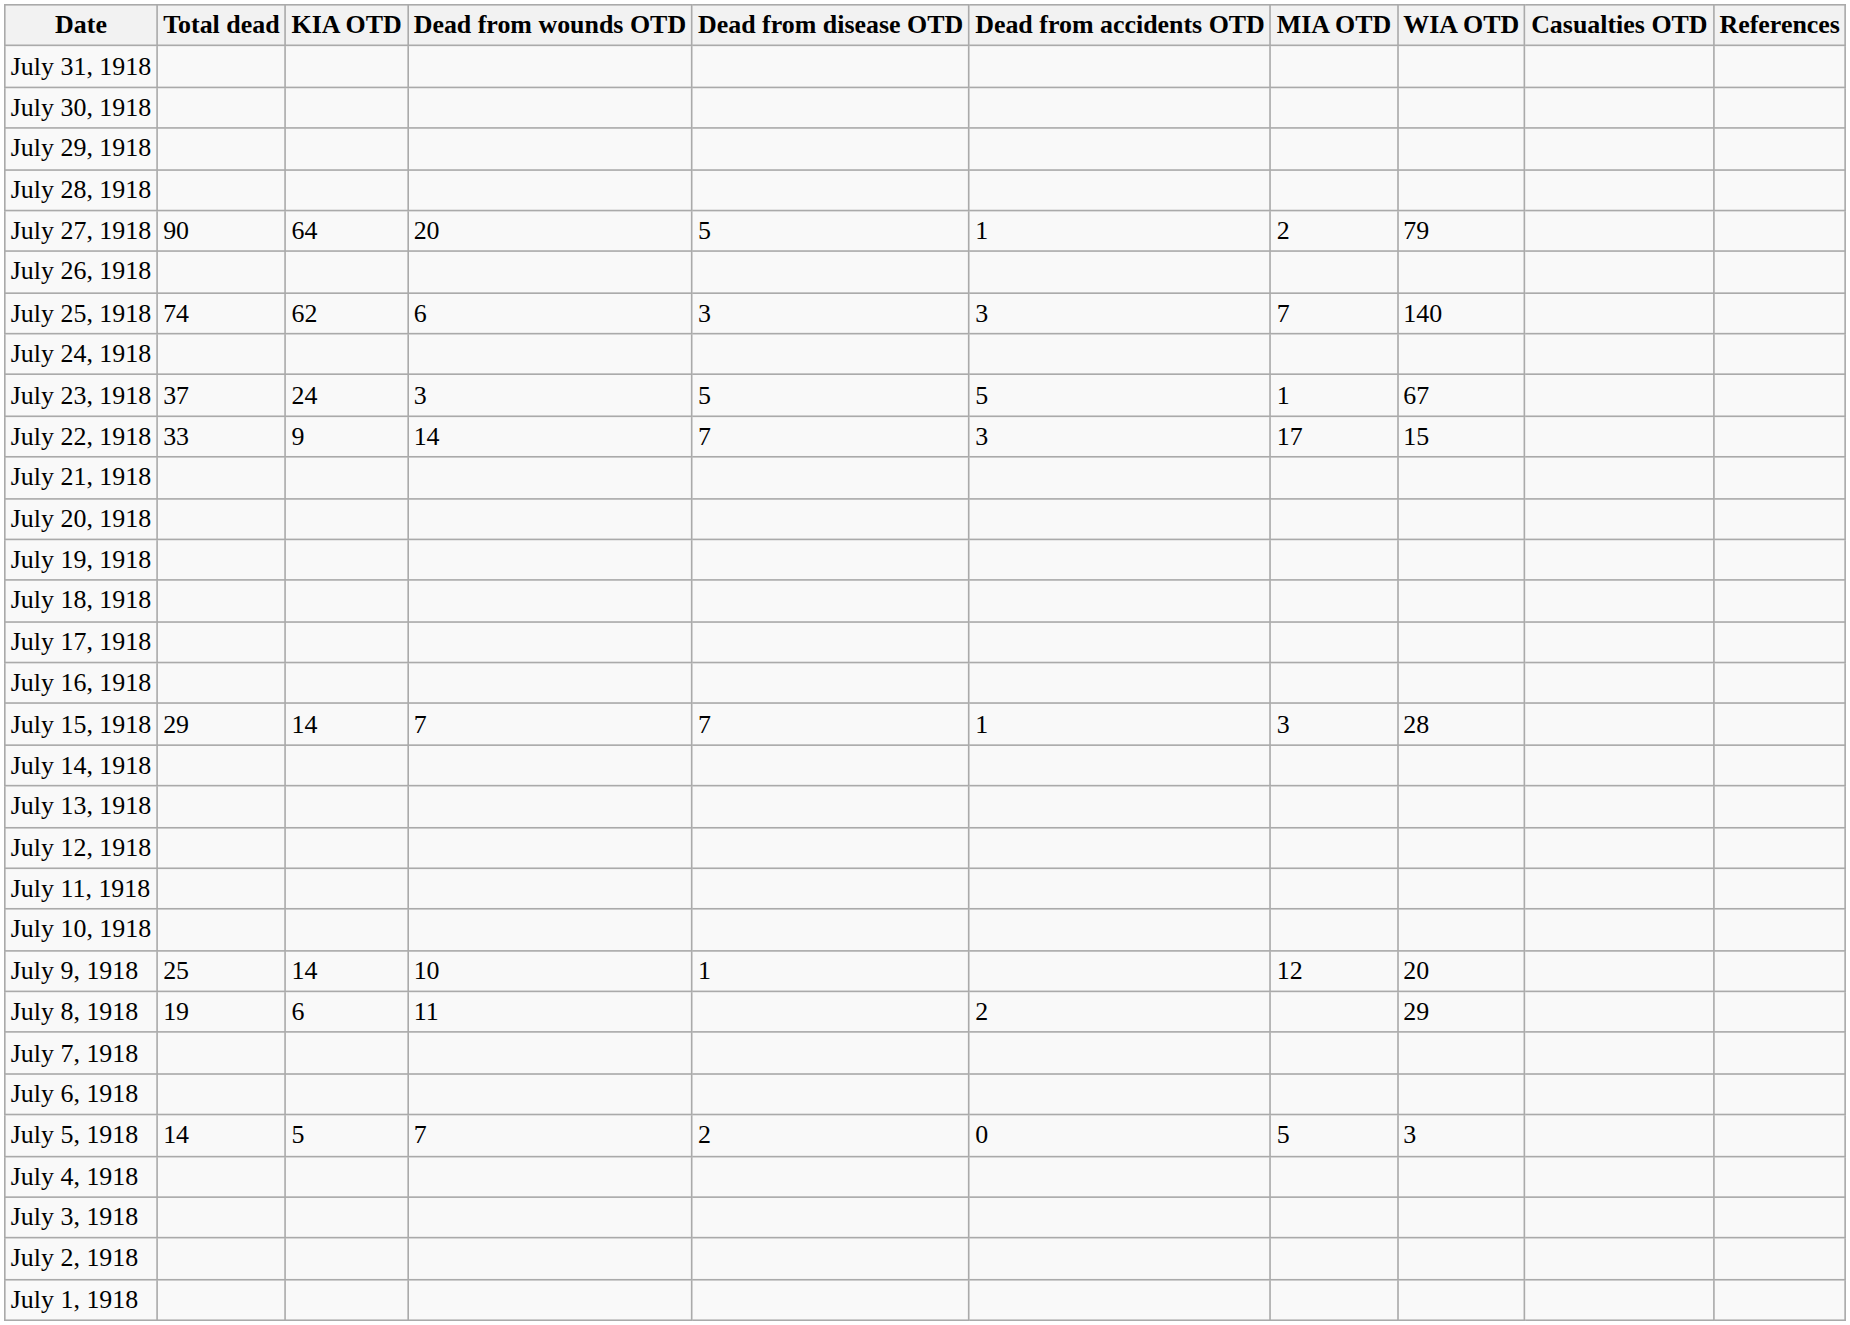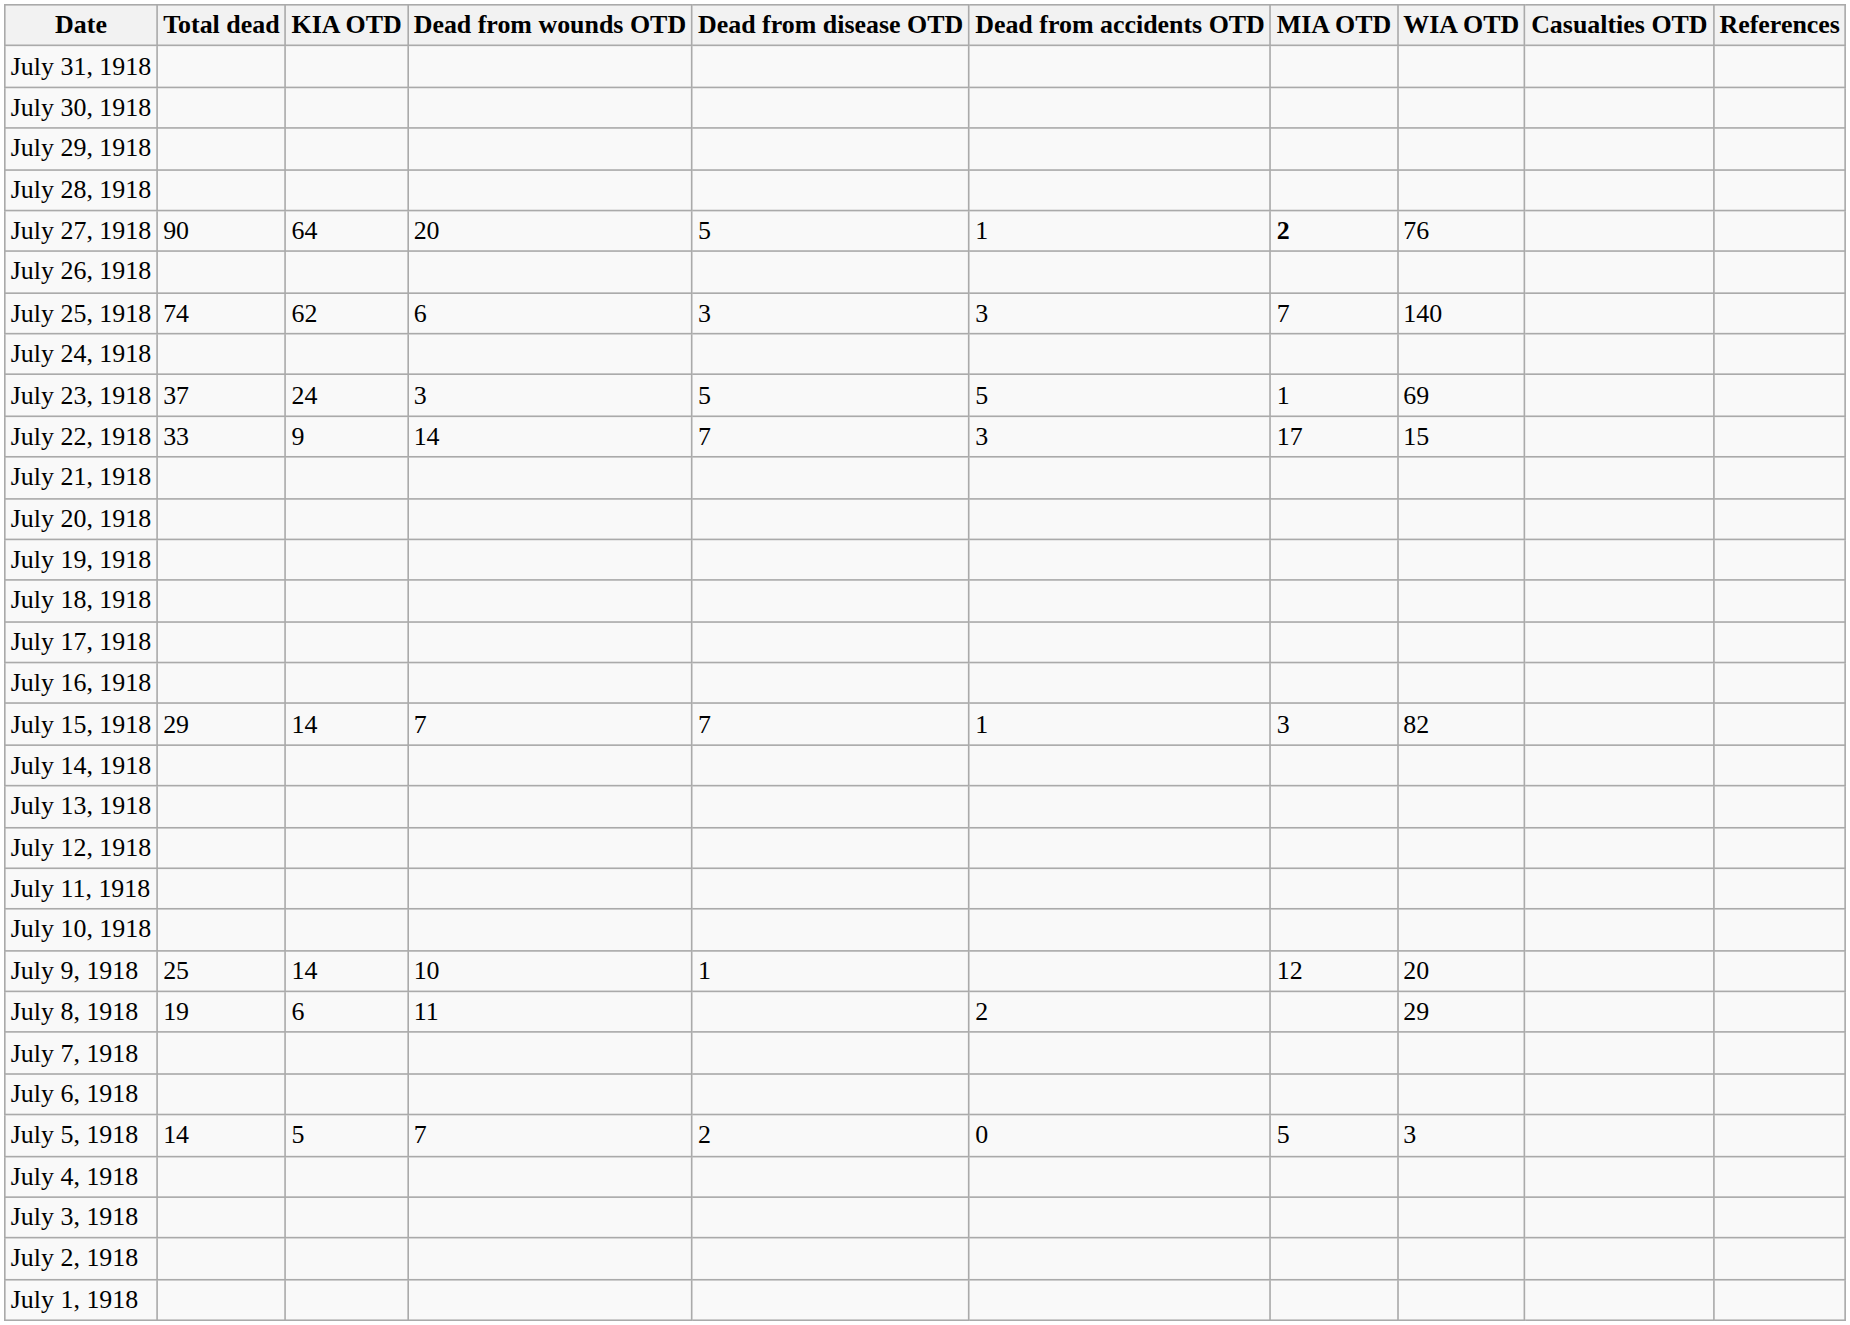(1283, 230) normal -> (1283, 230) bold
(1416, 230) 79 -> (1416, 230) 76
(1416, 395) 67 -> (1416, 395) 69
(1416, 723) 28 -> (1416, 723) 82
